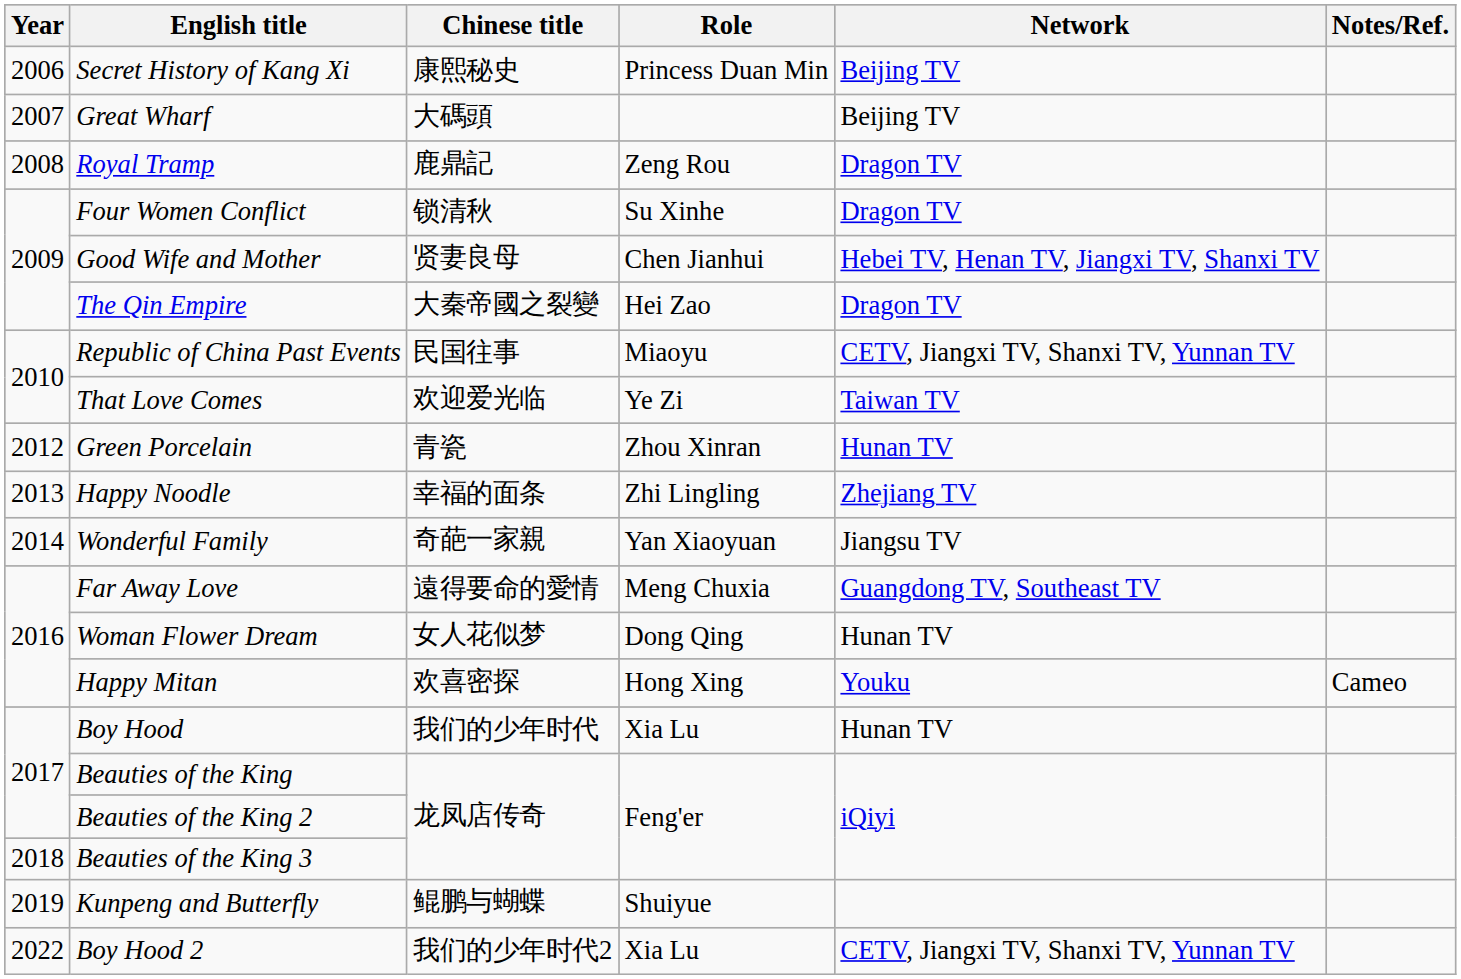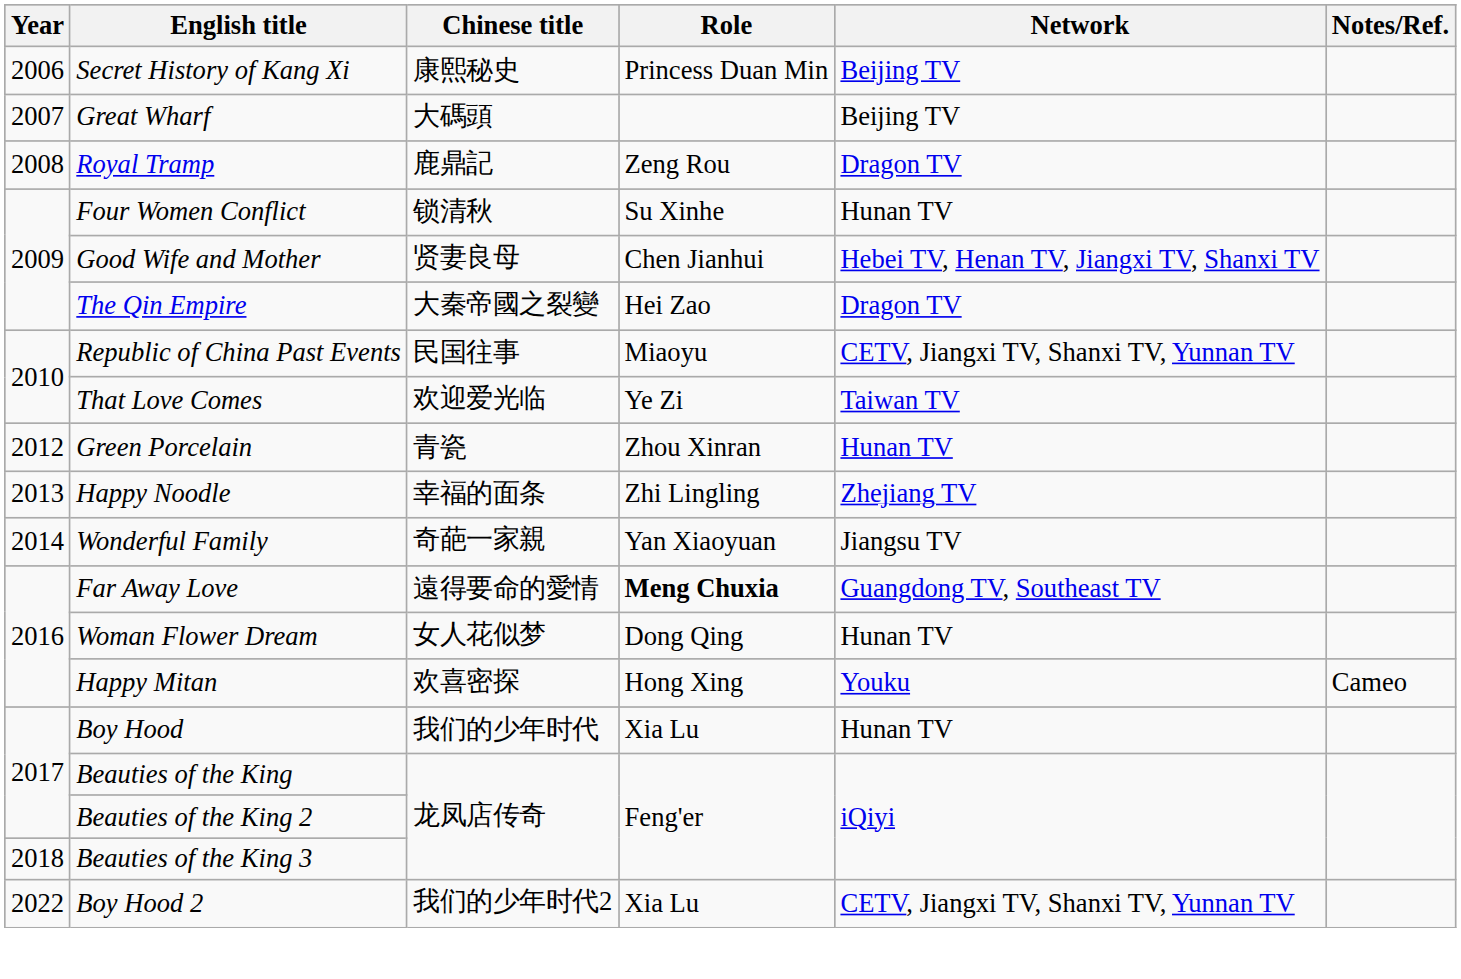(901, 211) Dragon TV -> (897, 211) Hunan TV
(697, 588) normal -> (702, 588) bold
- row: (197, 903)
